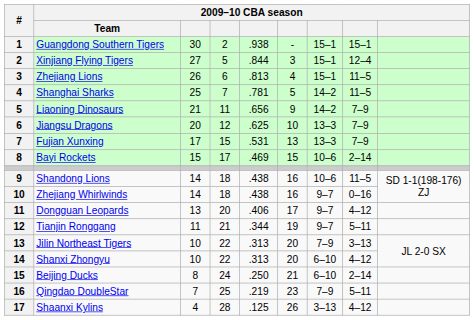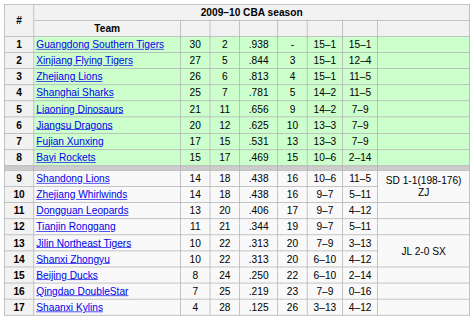(360, 195) 0–16 -> (360, 195) 5–11
(293, 275) 21 -> (293, 275) 22
(360, 291) 5–11 -> (360, 291) 0–16
